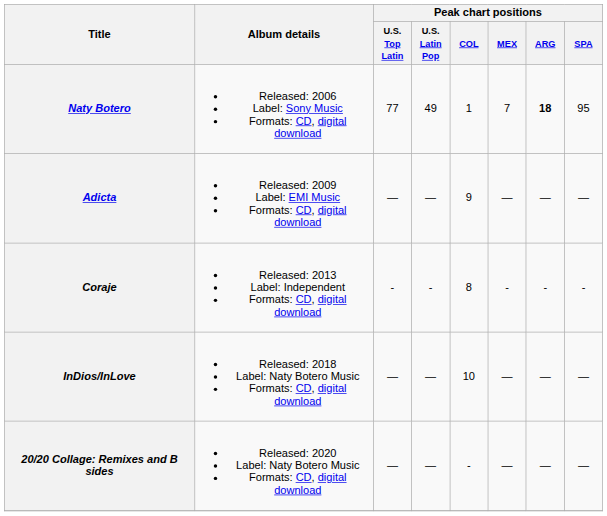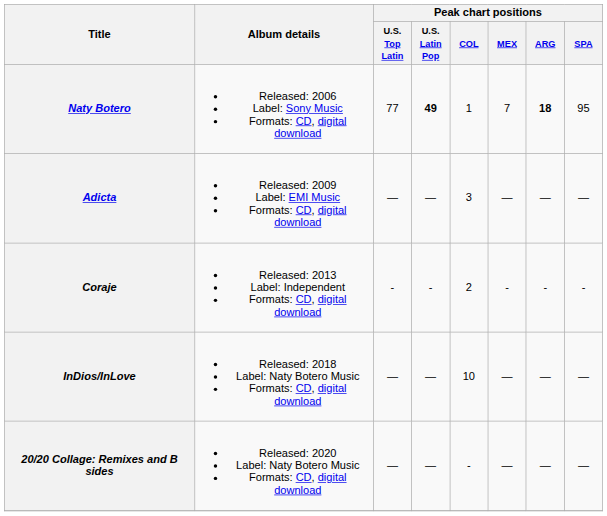(431, 108) normal -> (431, 108) bold
(469, 198) 9 -> (469, 198) 3
(469, 287) 8 -> (469, 287) 2
